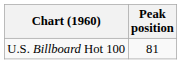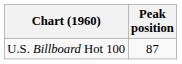(152, 48) 81 -> (152, 48) 87
